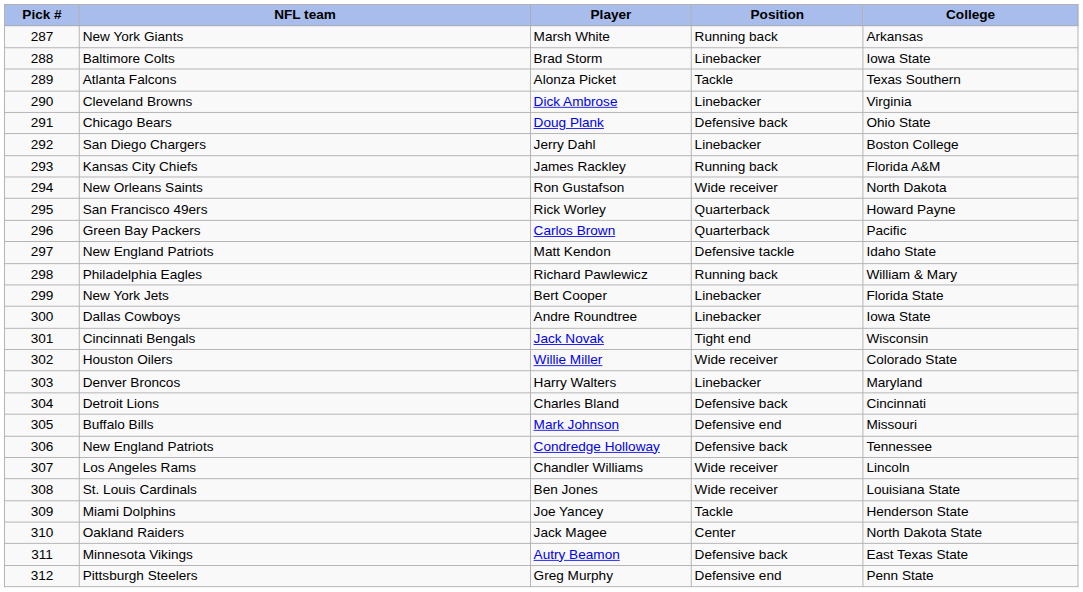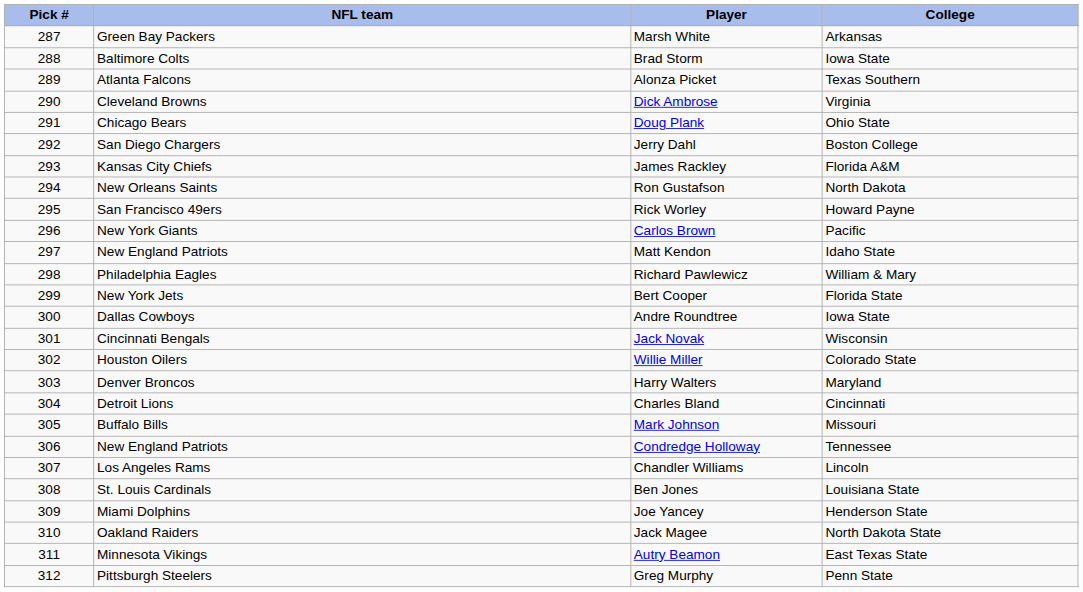- column: (777, 15)
(133, 36) New York Giants -> (156, 36) Green Bay Packers
(142, 230) Green Bay Packers -> (147, 230) New York Giants
